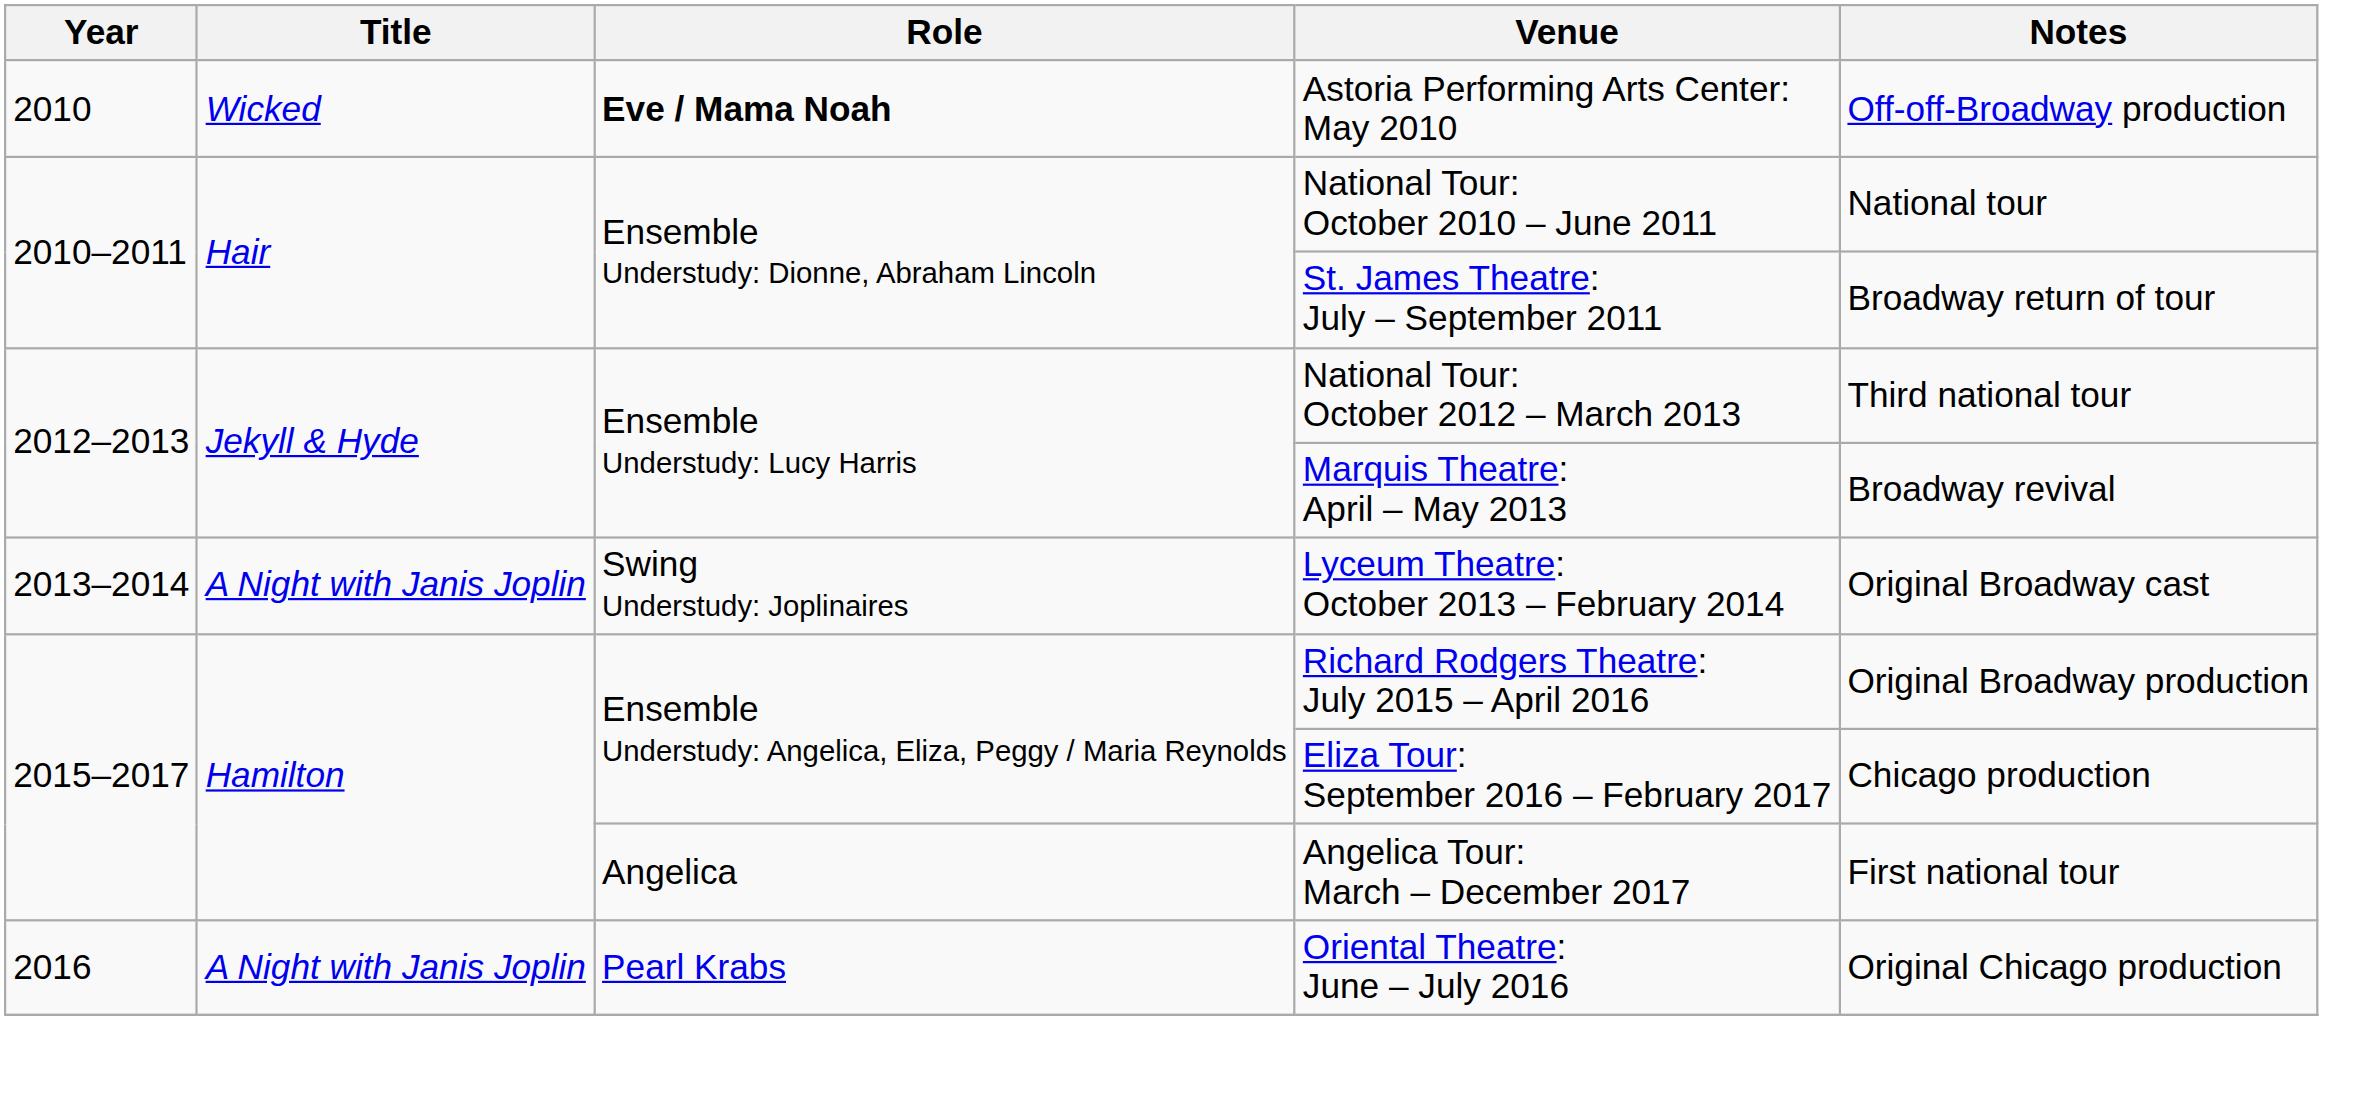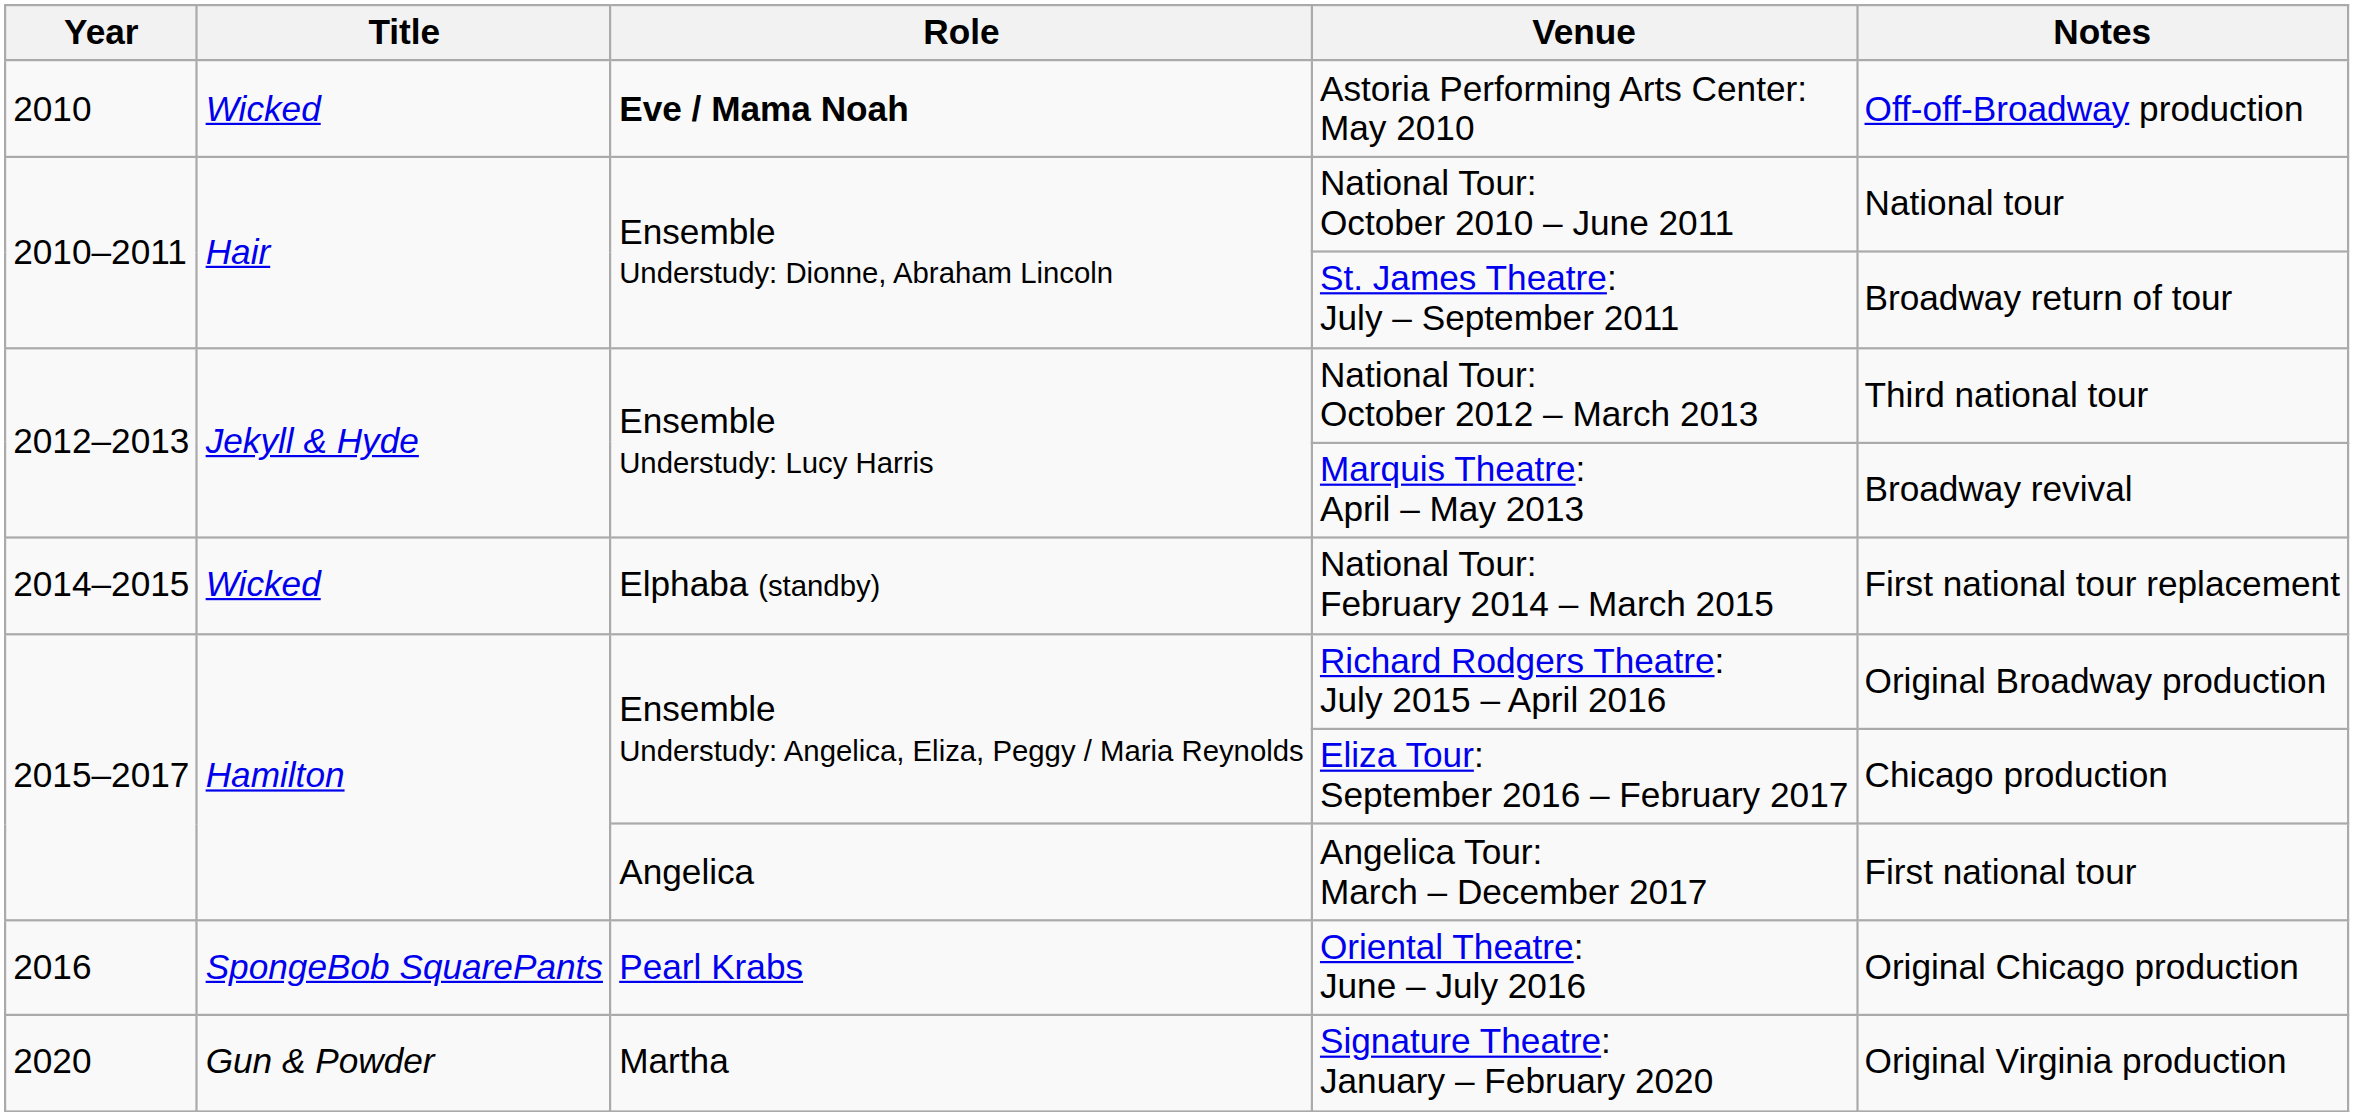- row: (1544, 585)
+ row: (1547, 585)
(396, 966) A Night with Janis Joplin -> (404, 966) SpongeBob SquarePants
+ row: (1517, 1062)
